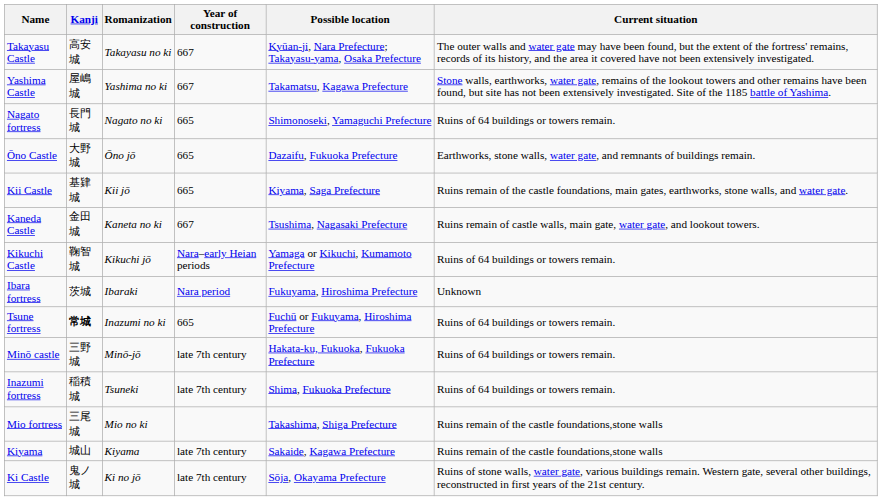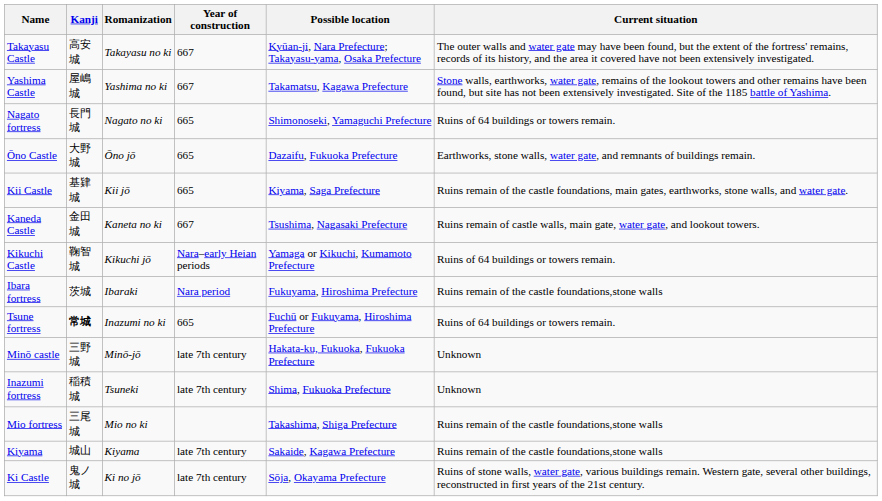(459, 291) Unknown -> (550, 291) Ruins remain of the castle foundations,stone walls
(526, 354) Ruins of 64 buildings or towers remain. -> (459, 354) Unknown
(526, 389) Ruins of 64 buildings or towers remain. -> (459, 389) Unknown
